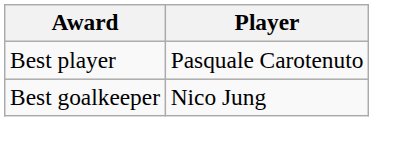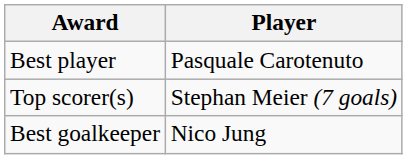+ row: (72, 97)
